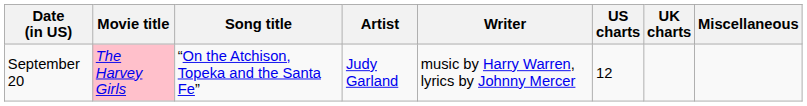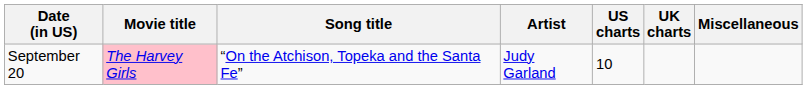- column: (505, 24)
(604, 72) 12 -> (604, 64) 10
